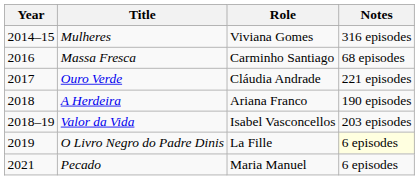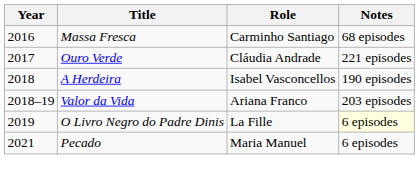- row: (86, 36)
(269, 100) Ariana Franco -> (283, 79) Isabel Vasconcellos
(283, 121) Isabel Vasconcellos -> (269, 100) Ariana Franco
